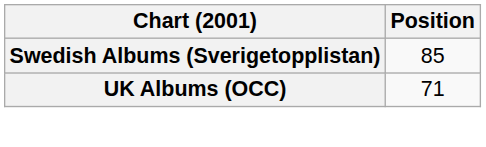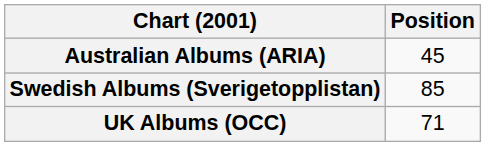+ row: (195, 55)
